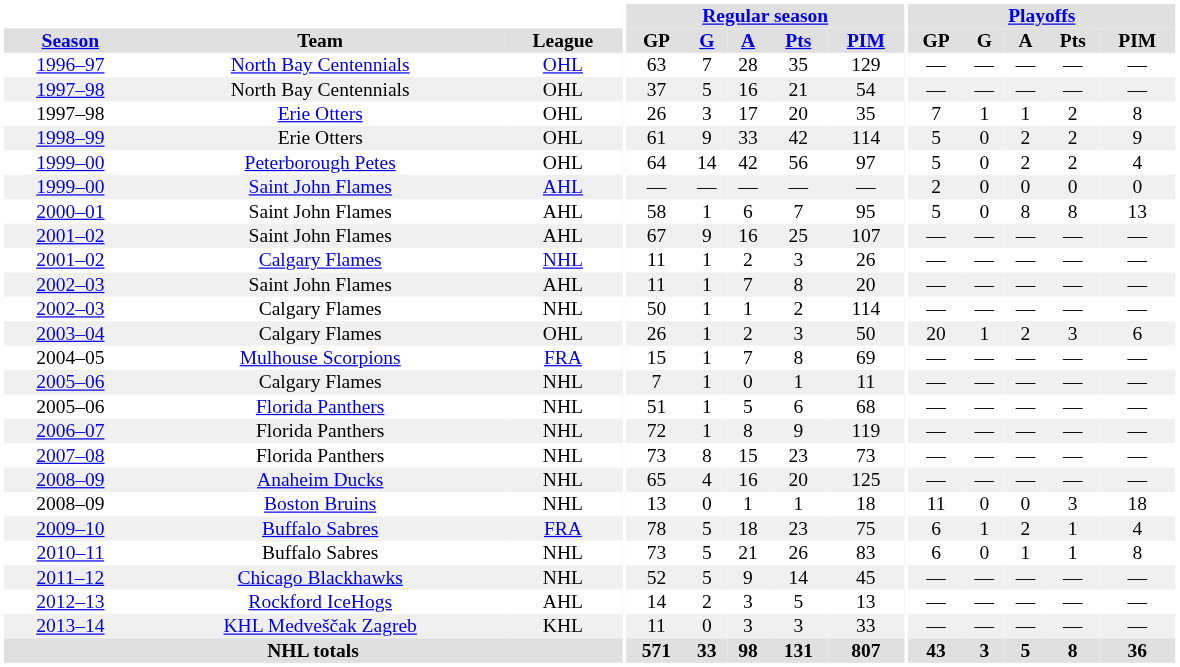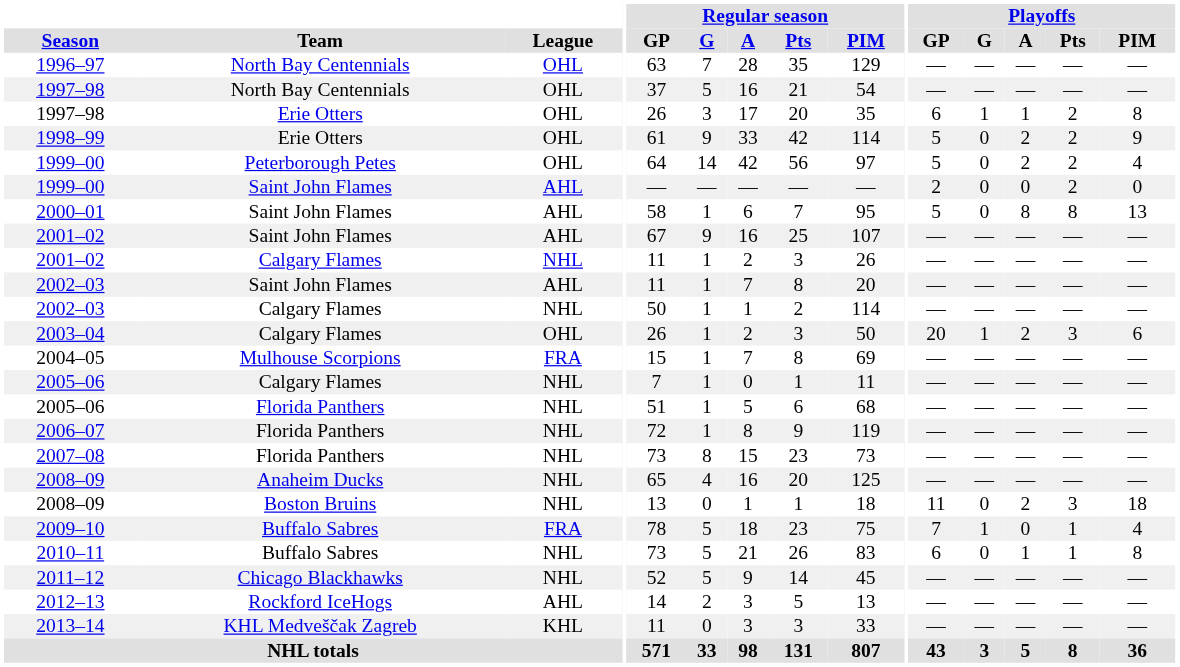(936, 113) 7 -> (936, 113) 6
(1073, 186) 0 -> (1073, 186) 2
(1025, 504) 0 -> (1025, 504) 2
(936, 528) 6 -> (936, 528) 7
(1025, 528) 2 -> (1025, 528) 0
